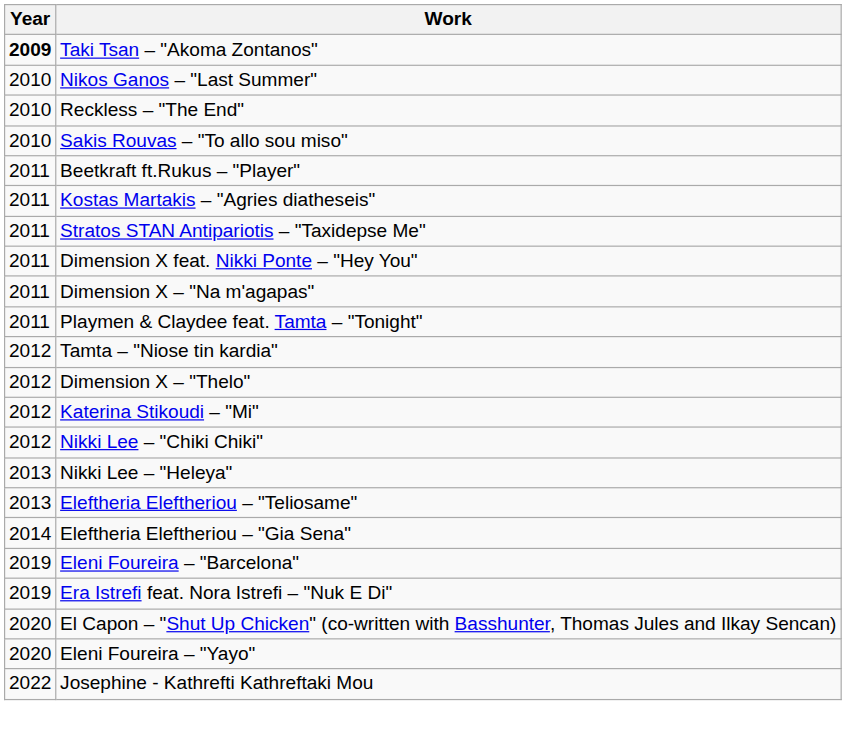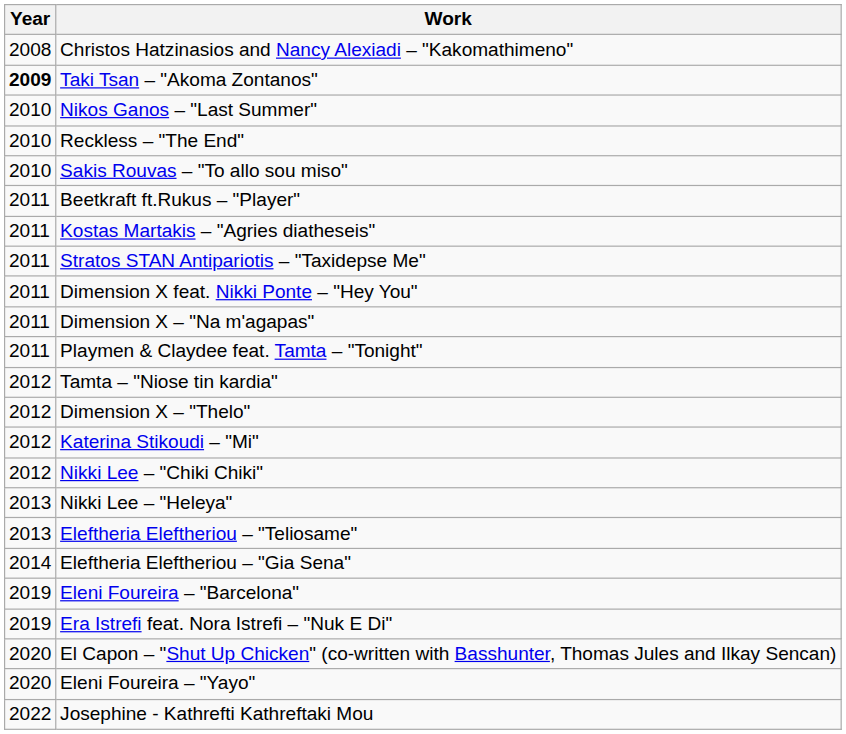+ row: (317, 49)
